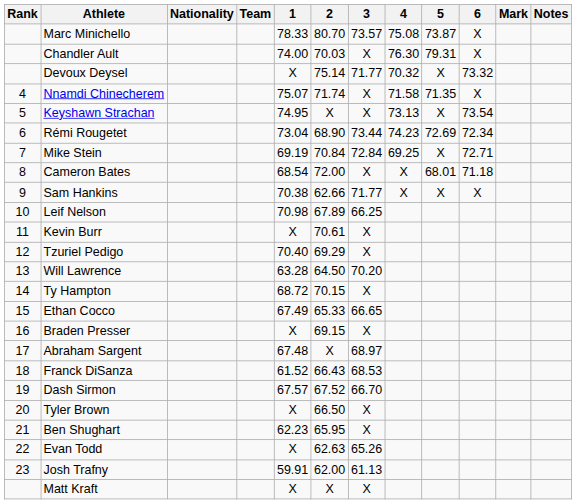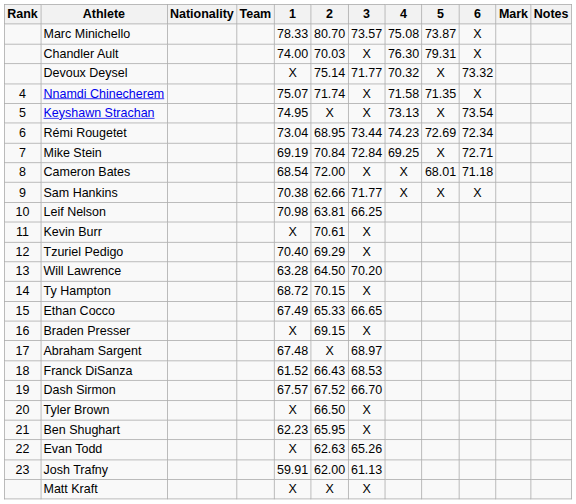(330, 133) 68.90 -> (330, 133) 68.95
(330, 212) 67.89 -> (330, 212) 63.81
